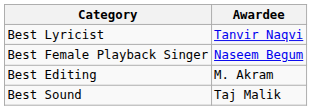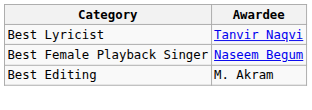- row: (45, 95)
